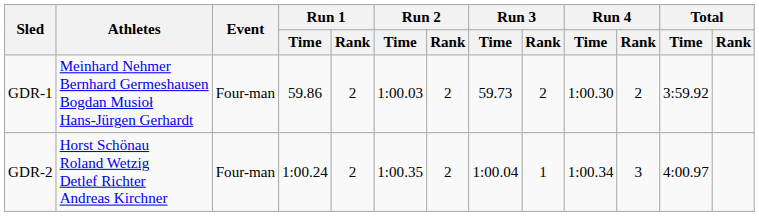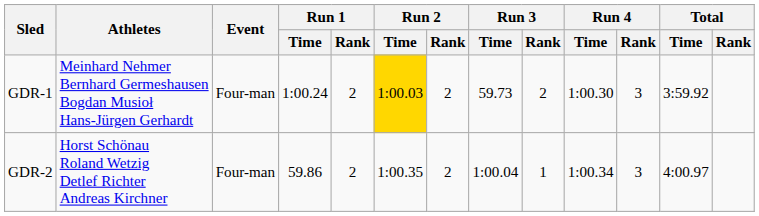(305, 94) 59.86 -> (305, 94) 1:00.24
(400, 94) no background -> (400, 94) gold background
(638, 94) 2 -> (638, 94) 3
(305, 172) 1:00.24 -> (305, 172) 59.86
